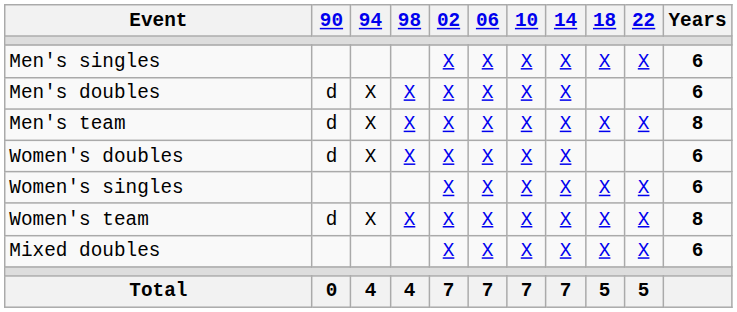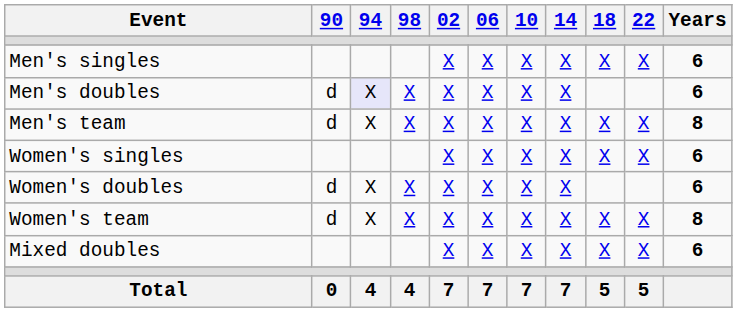(370, 93) no background -> (370, 93) lavender background
rows swapped: (97, 188) <-> (97, 156)
